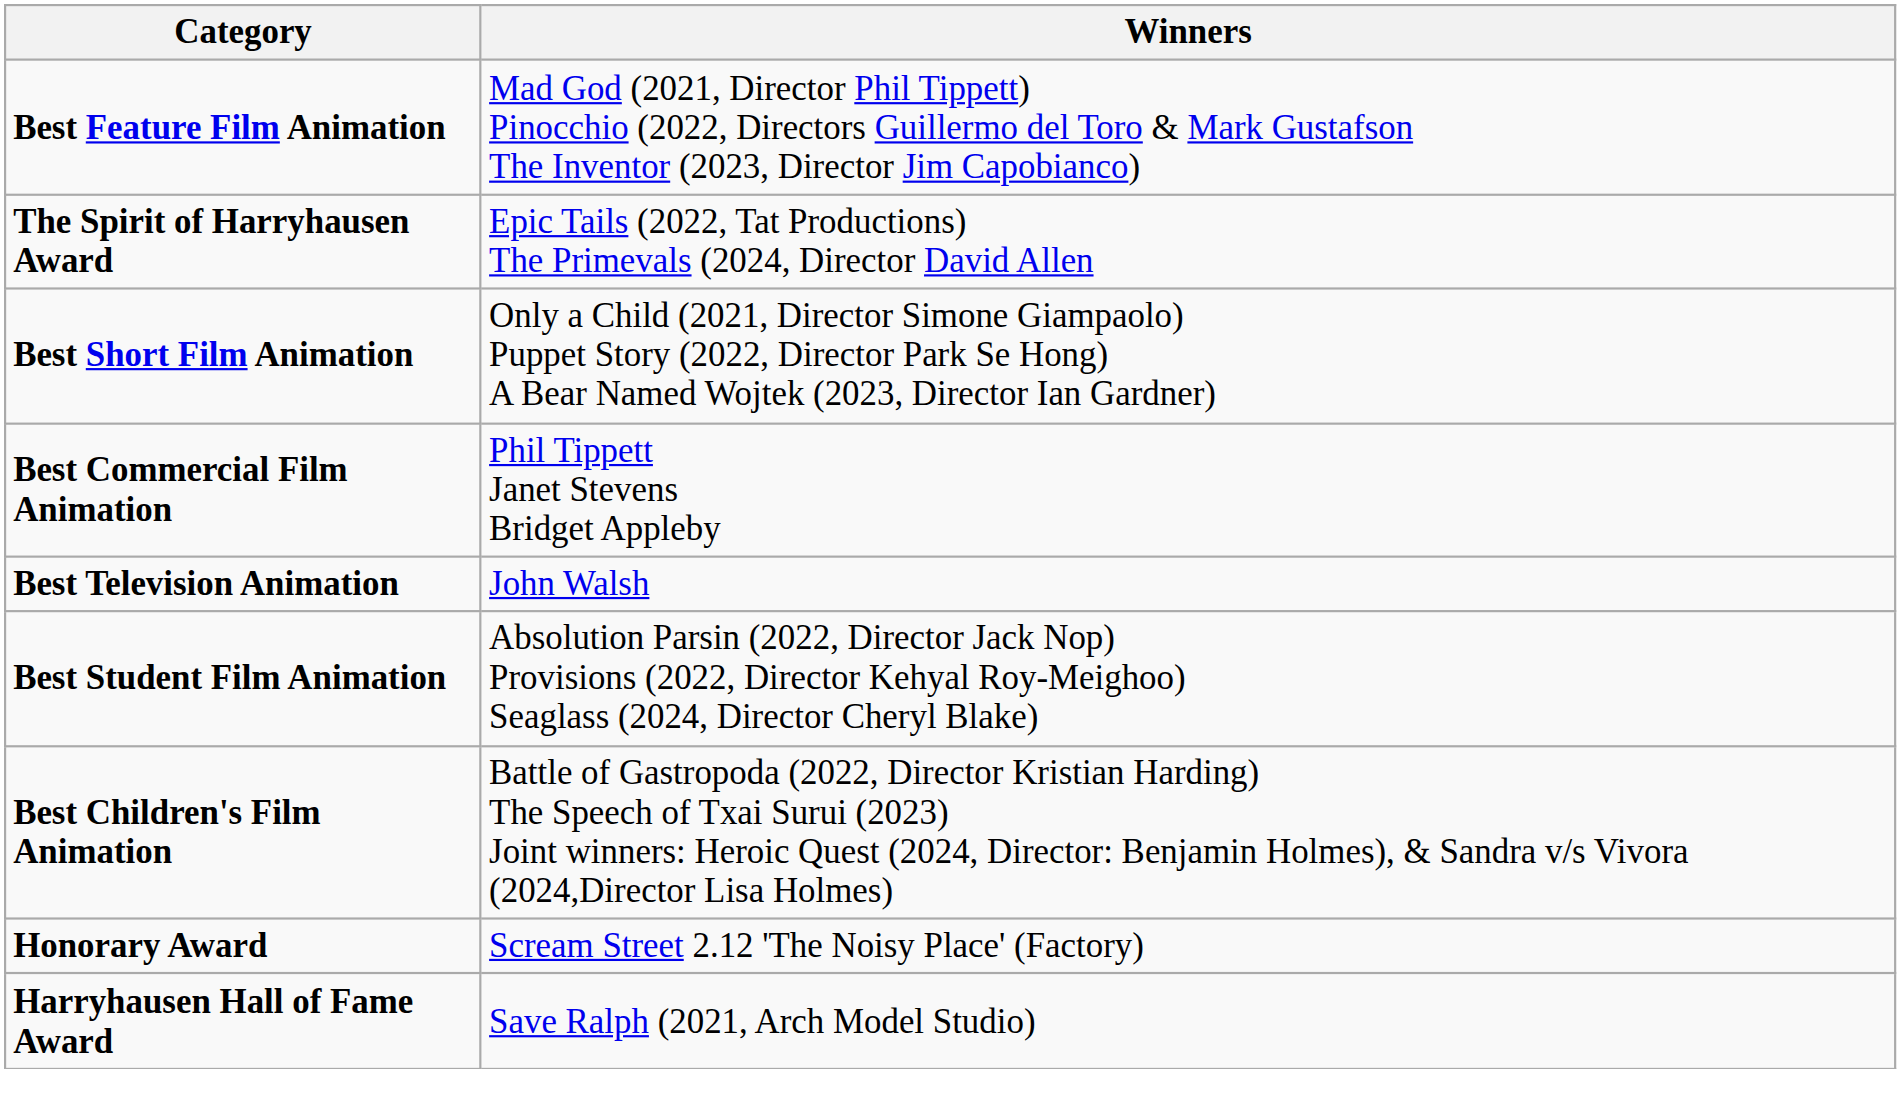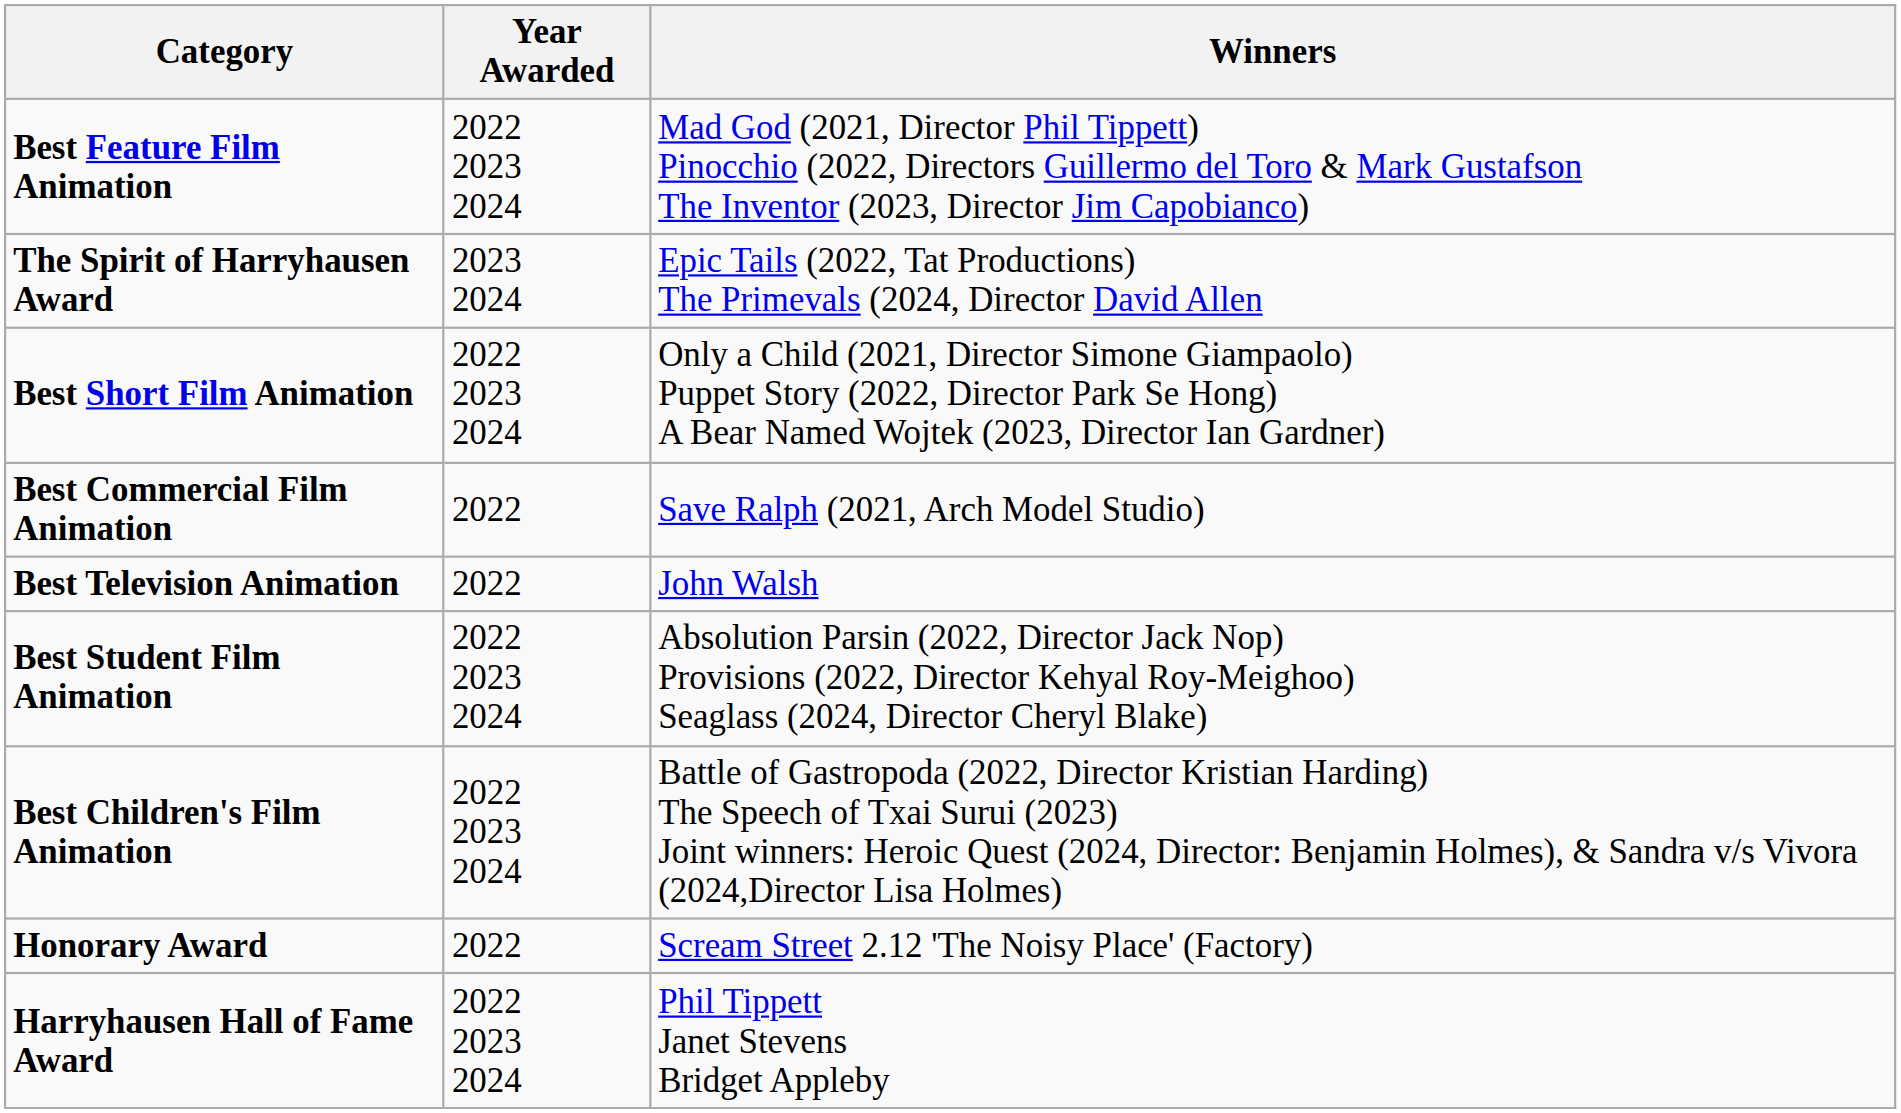+ column: (547, 51)
(605, 488) Phil Tippett Janet Stevens Bridget Appleby -> (931, 508) Save Ralph (2021, Arch Model Studio)
(762, 1020) Save Ralph (2021, Arch Model Studio) -> (774, 1040) Phil Tippett Janet Stevens Bridget Appleby
